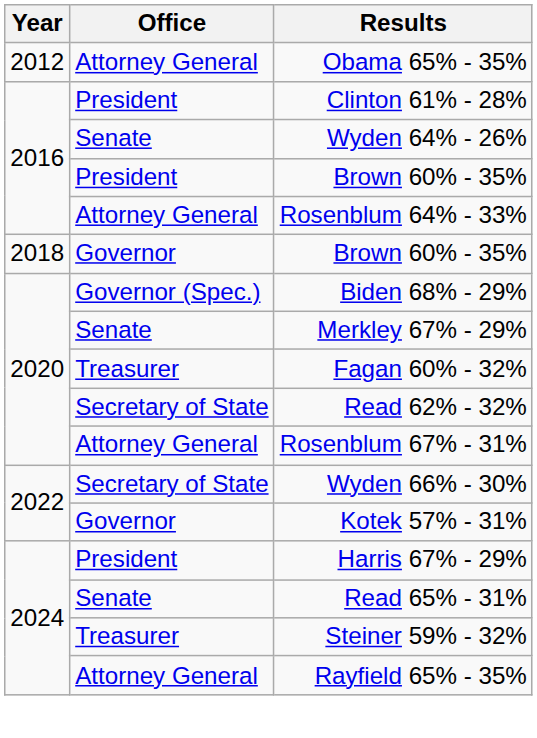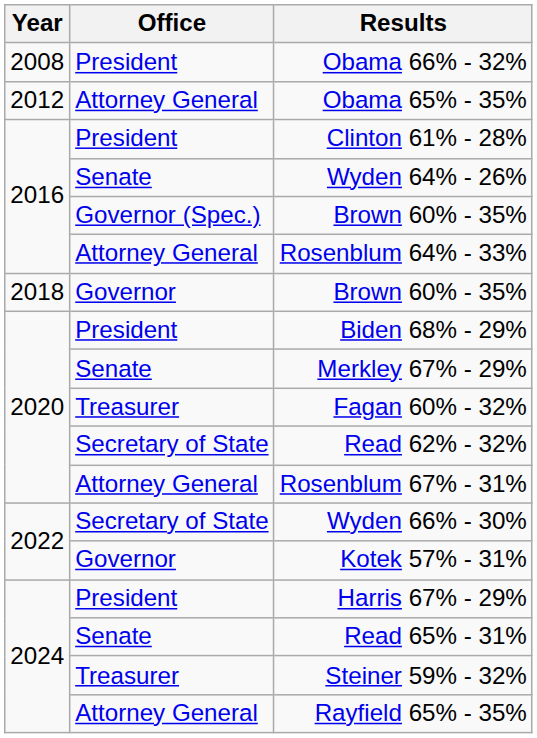+ row: (37, 61)
(126, 176) President -> (168, 215) Governor (Spec.)
(168, 291) Governor (Spec.) -> (126, 330) President
